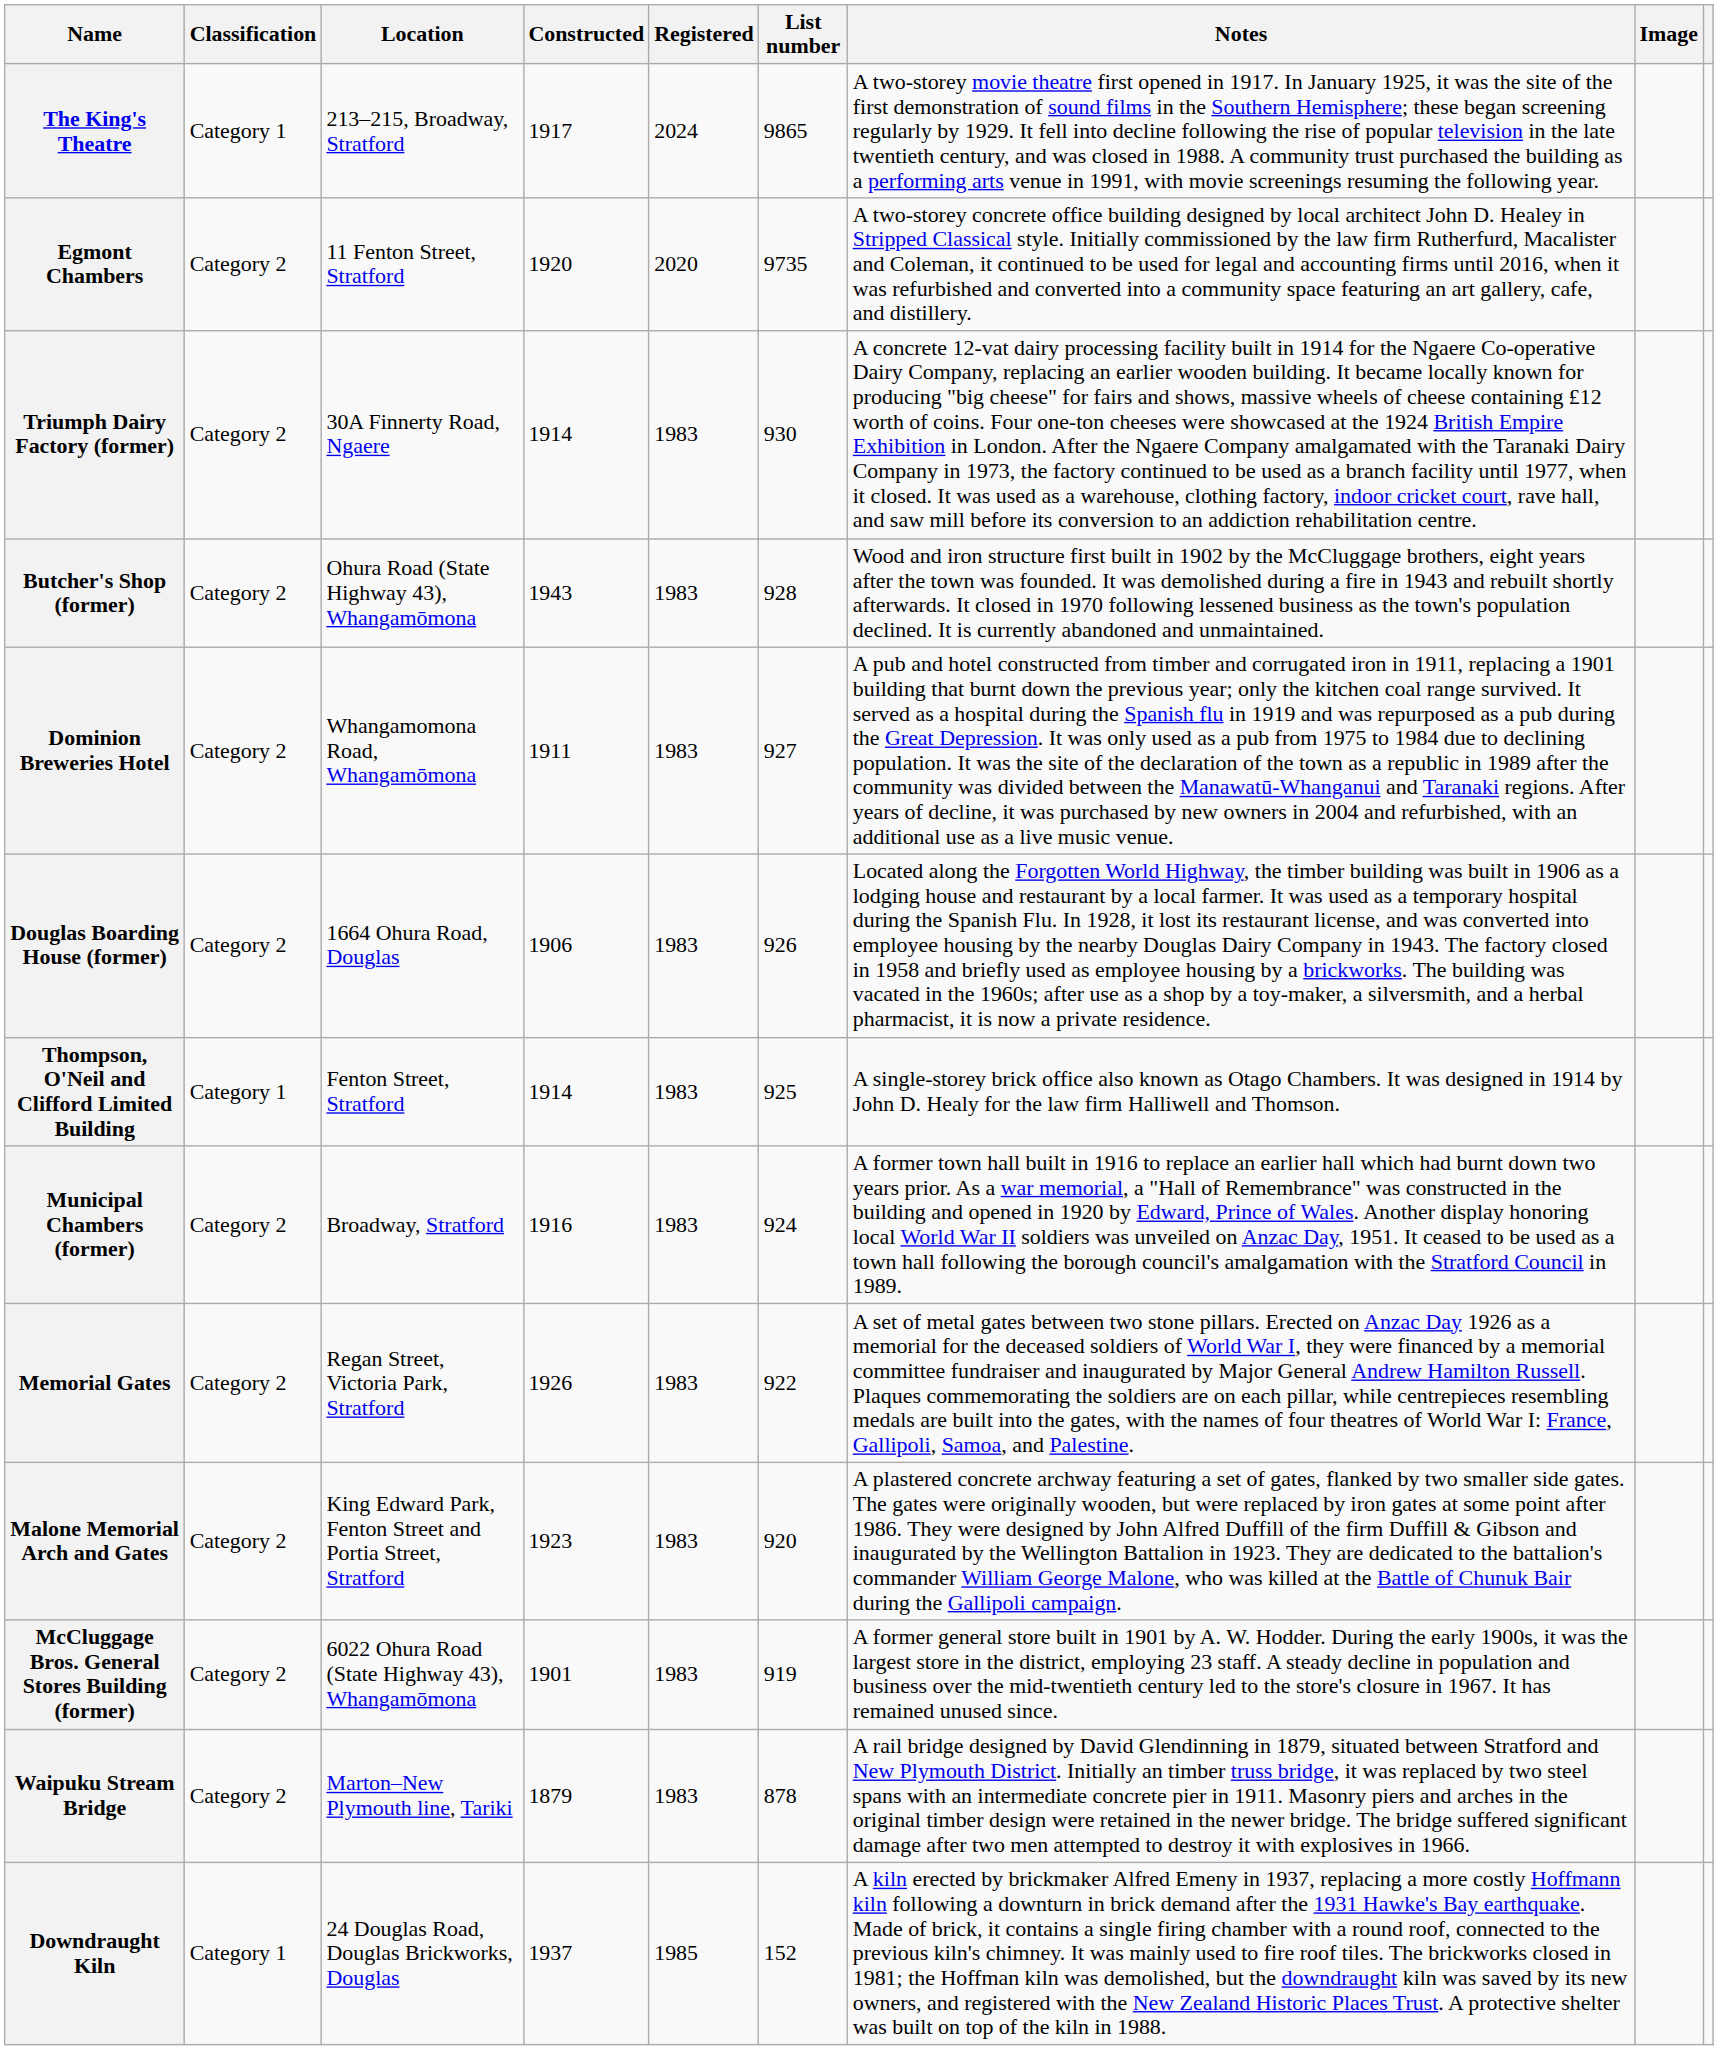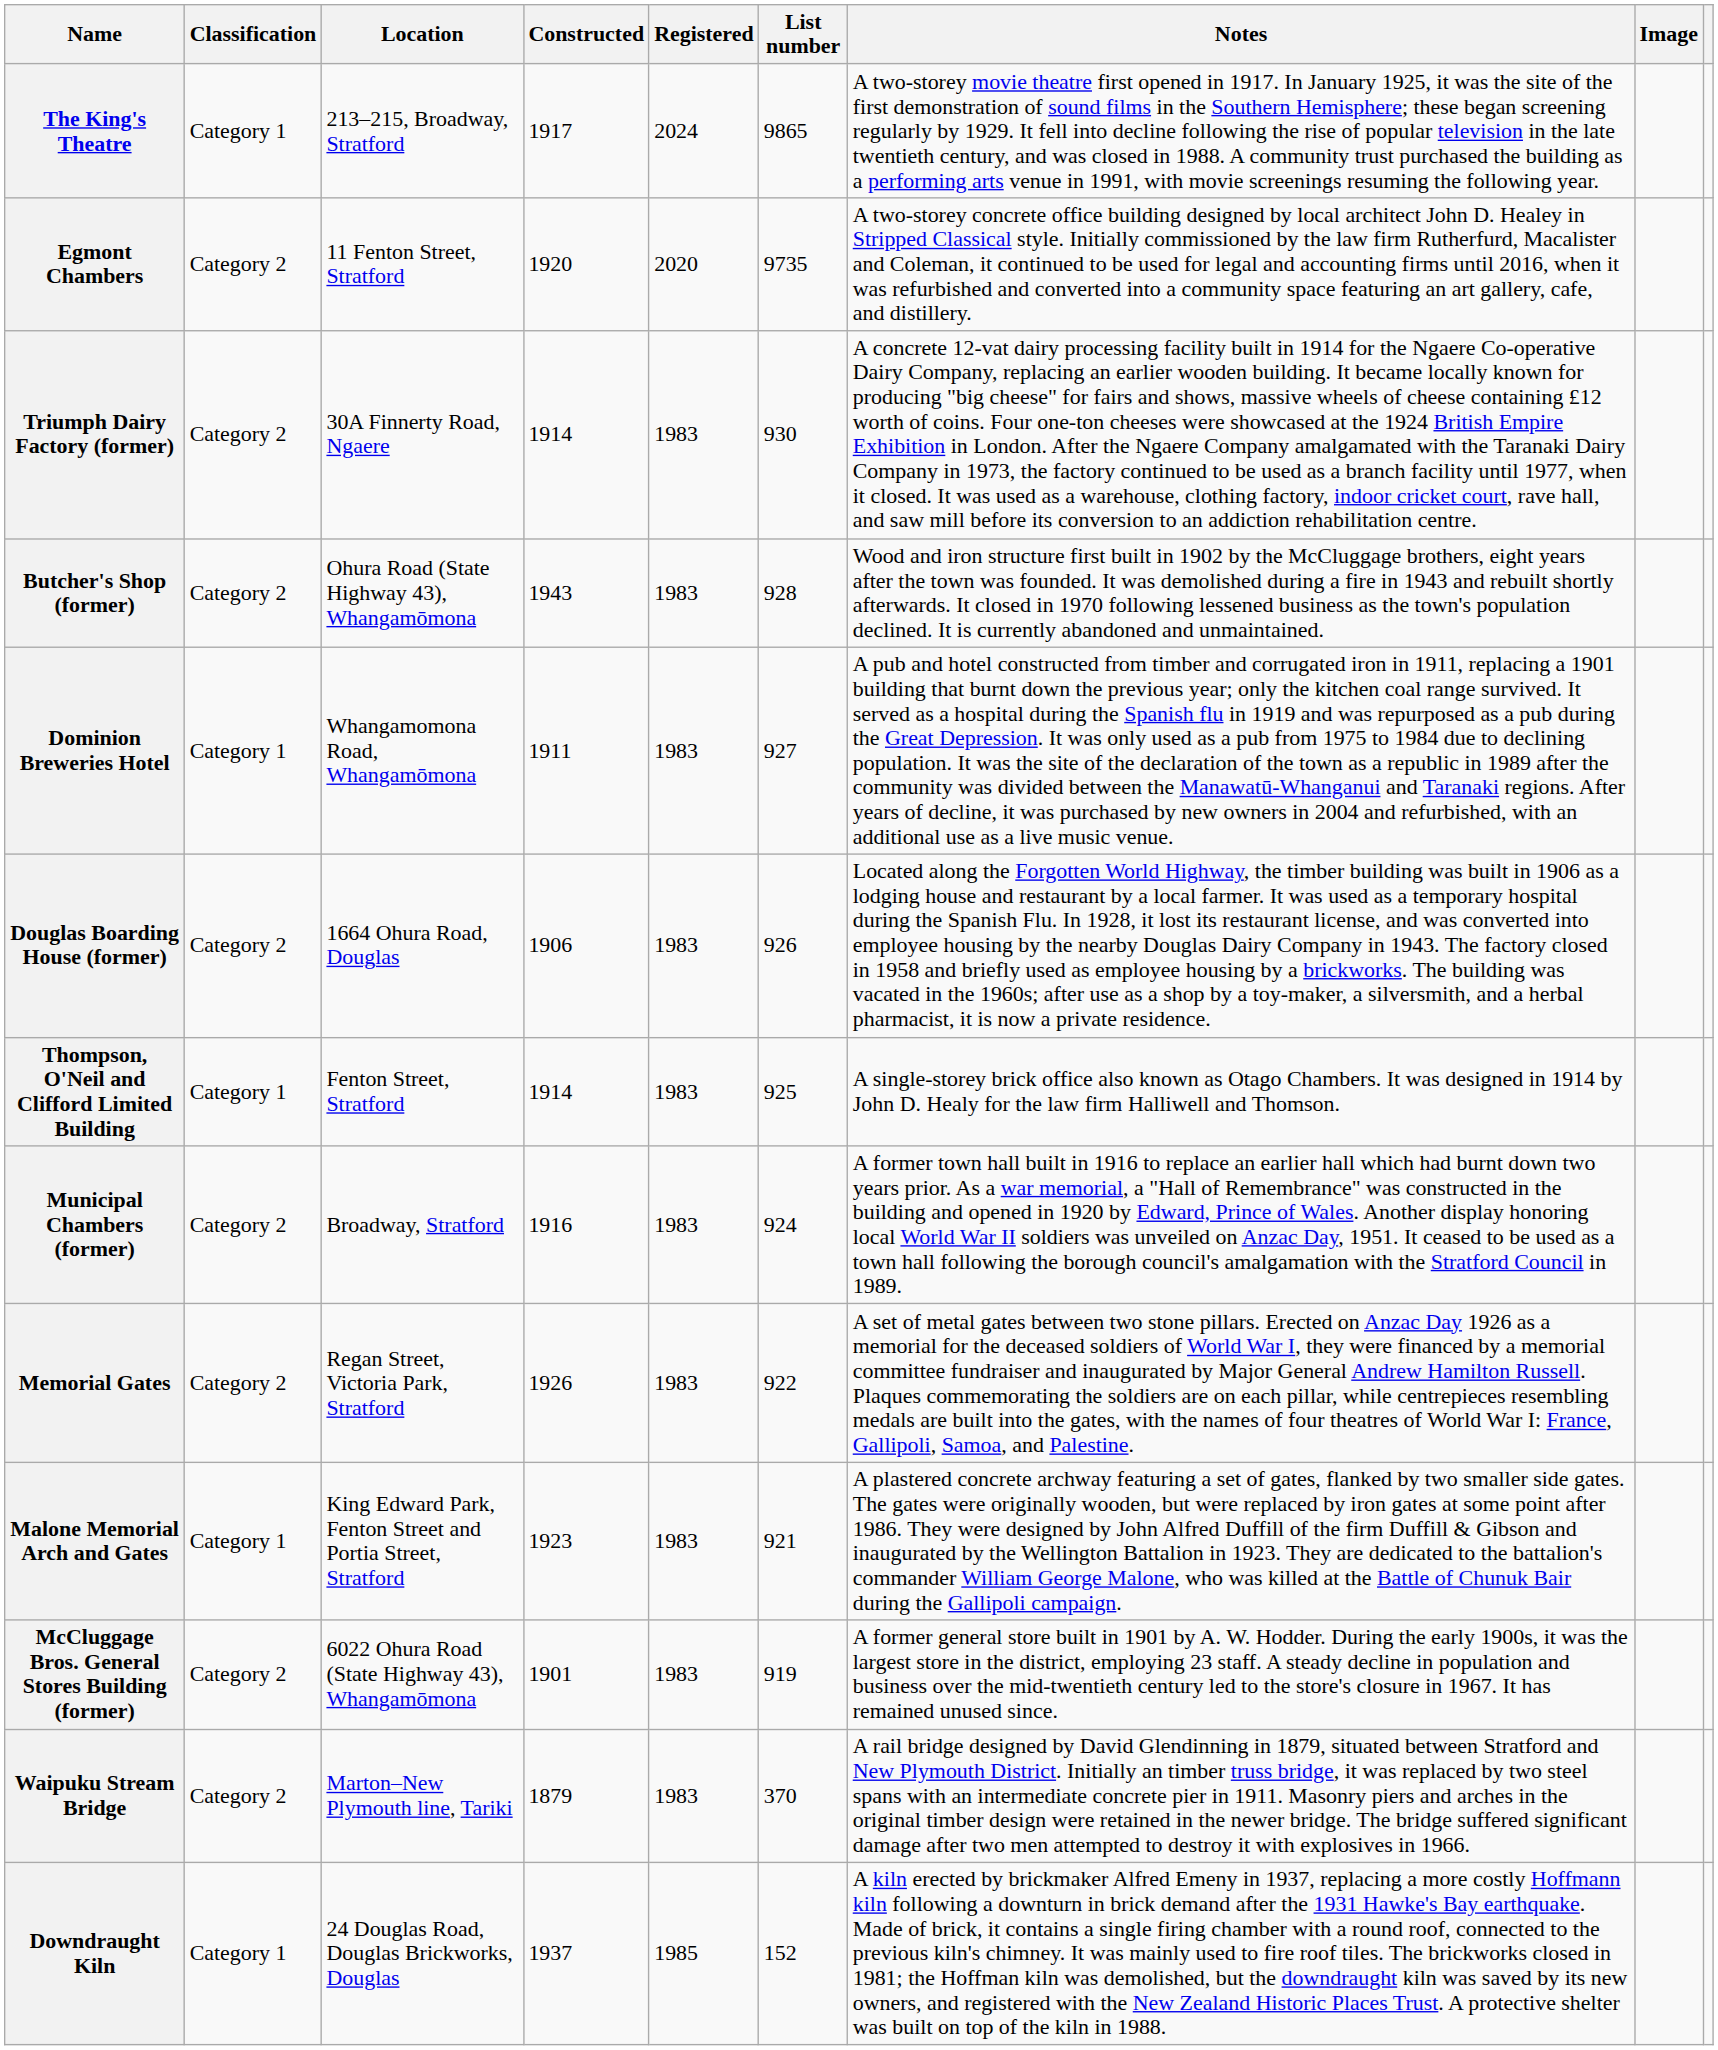(238, 750) Category 2 -> (238, 750) Category 1
(238, 1540) Category 2 -> (238, 1540) Category 1
(780, 1540) 920 -> (780, 1540) 921
(780, 1795) 878 -> (780, 1795) 370
